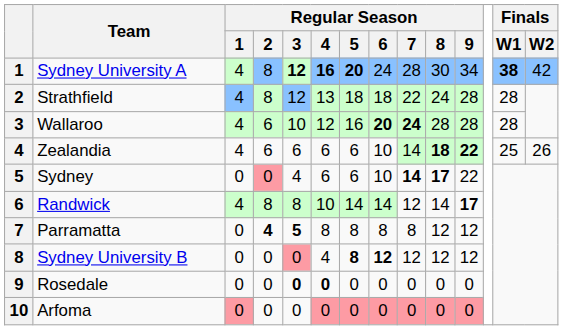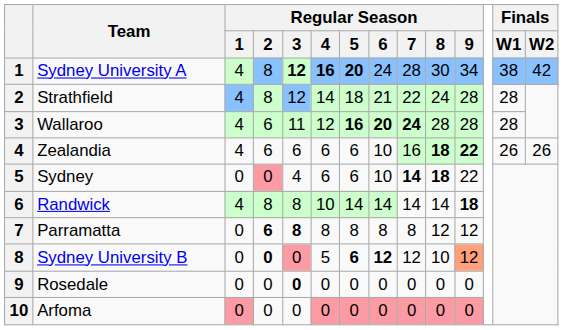(509, 71) bold -> (509, 71) normal
(325, 97) 13 -> (325, 97) 14
(383, 97) 18 -> (383, 97) 21
(297, 124) 10 -> (297, 124) 11
(354, 124) normal -> (354, 124) bold
(412, 151) 14 -> (412, 151) 16
(509, 151) 25 -> (509, 151) 26
(440, 177) 17 -> (440, 177) 18
(412, 204) 12 -> (412, 204) 14
(469, 204) 17 -> (469, 204) 18
(268, 230) 4 -> (268, 230) 6
(297, 230) 5 -> (297, 230) 8
(268, 257) normal -> (268, 257) bold
(325, 257) 4 -> (325, 257) 5
(354, 257) 8 -> (354, 257) 6
(440, 257) 12 -> (440, 257) 10
(469, 257) no background -> (469, 257) lightsalmon background
(325, 284) bold -> (325, 284) normal
